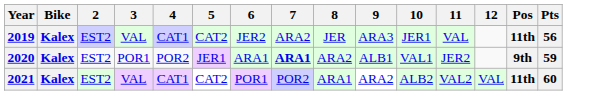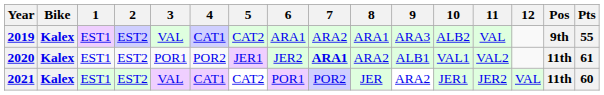+ column: (96, 15)
(251, 36) JER2 -> (288, 36) ARA1
(335, 36) JER -> (371, 36) ARA1
(416, 36) JER1 -> (453, 36) ALB2
(523, 36) 11th -> (559, 36) 9th
(550, 36) 56 -> (587, 36) 55
(251, 57) ARA1 -> (288, 57) JER2
(456, 57) JER2 -> (492, 57) VAL2
(523, 57) 9th -> (559, 57) 11th
(550, 57) 59 -> (587, 57) 61
(335, 79) ARA1 -> (371, 79) JER
(416, 79) ALB2 -> (453, 79) JER1
(456, 79) VAL2 -> (492, 79) JER2
